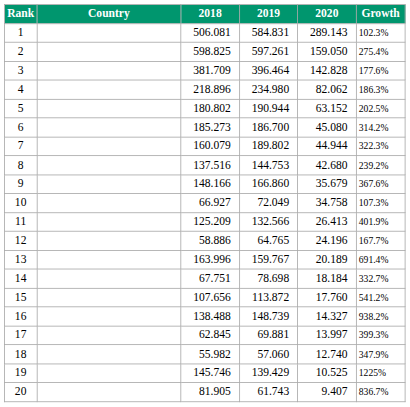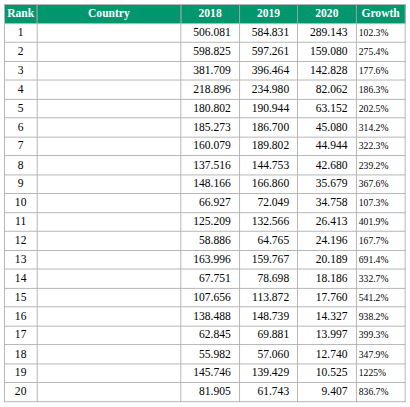(332, 51) 159.050 -> (332, 51) 159.080
(335, 278) 18.184 -> (335, 278) 18.186
